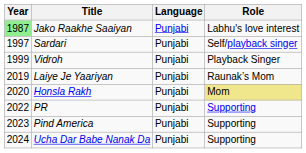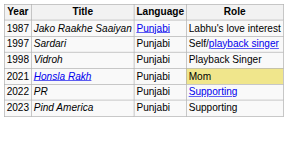(18, 28) lightgreen background -> (18, 28) no background
(18, 60) 1999 -> (18, 60) 1998
- row: (73, 76)
(18, 92) 2020 -> (18, 76) 2021
- row: (92, 140)
